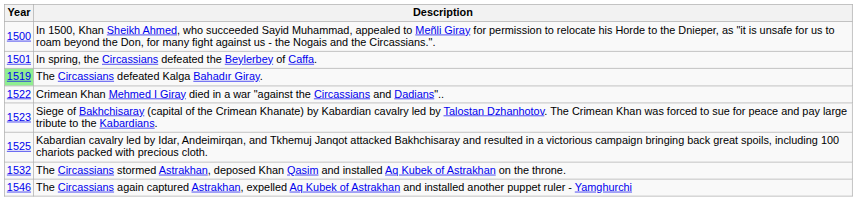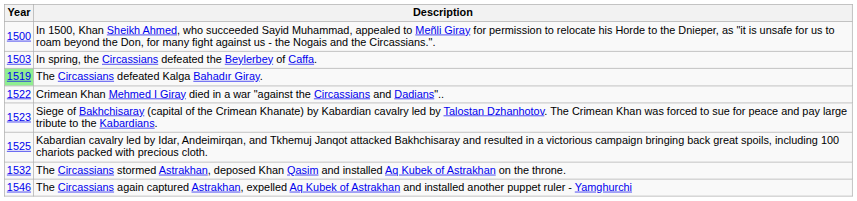(19, 59) 1501 -> (19, 59) 1503
